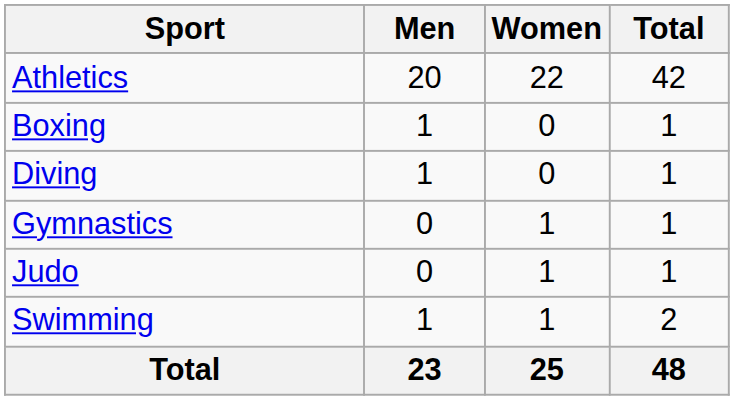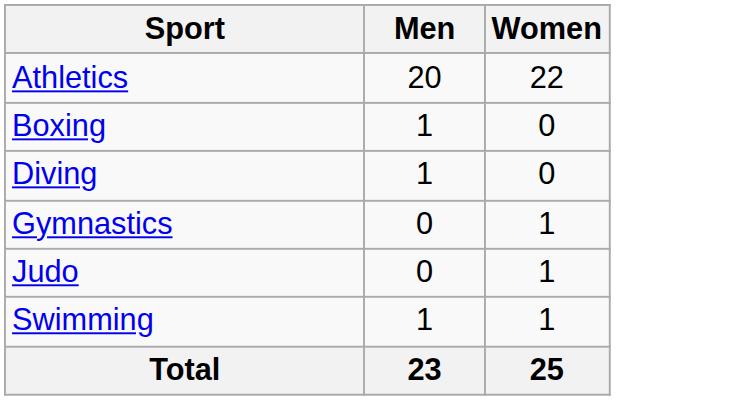- column: (669, 28)
